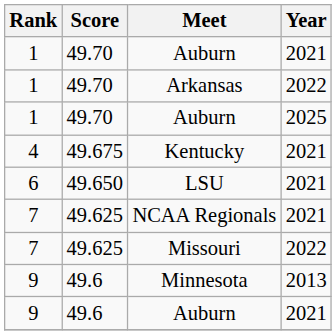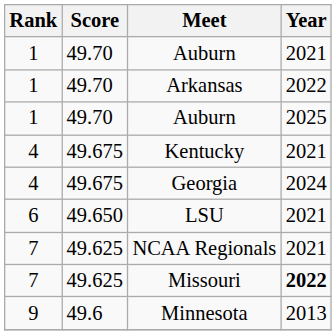+ row: (33, 183)
(306, 248) normal -> (306, 280) bold
- row: (33, 313)
